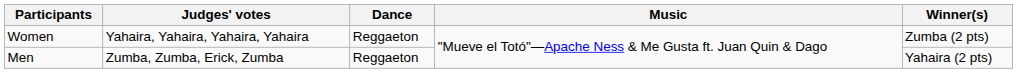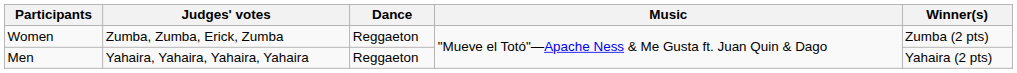(207, 36) Yahaira, Yahaira, Yahaira, Yahaira -> (195, 36) Zumba, Zumba, Erick, Zumba
(195, 57) Zumba, Zumba, Erick, Zumba -> (207, 57) Yahaira, Yahaira, Yahaira, Yahaira
